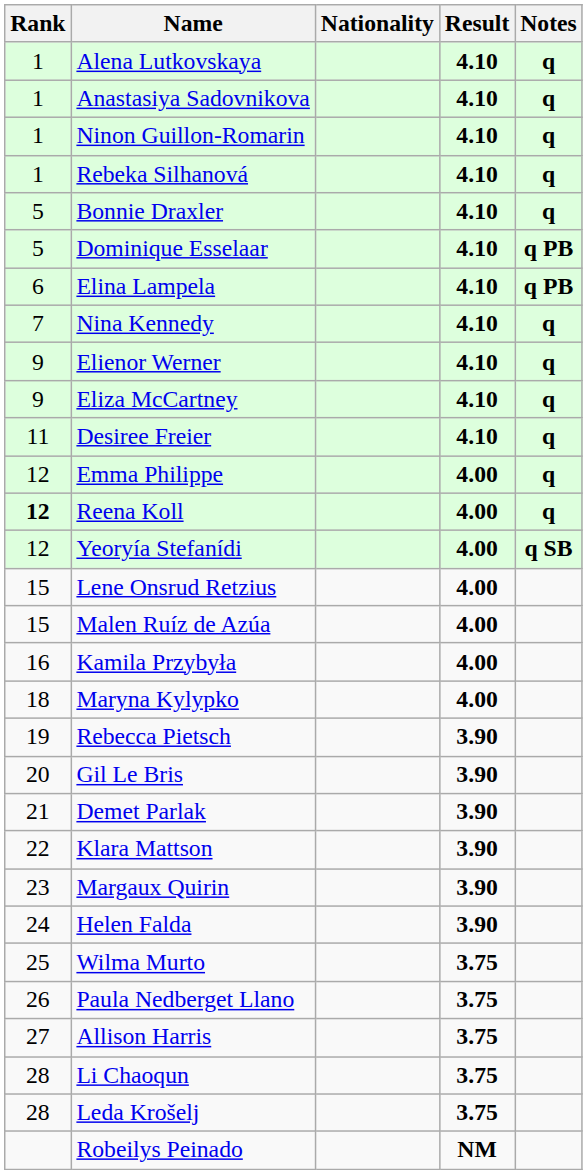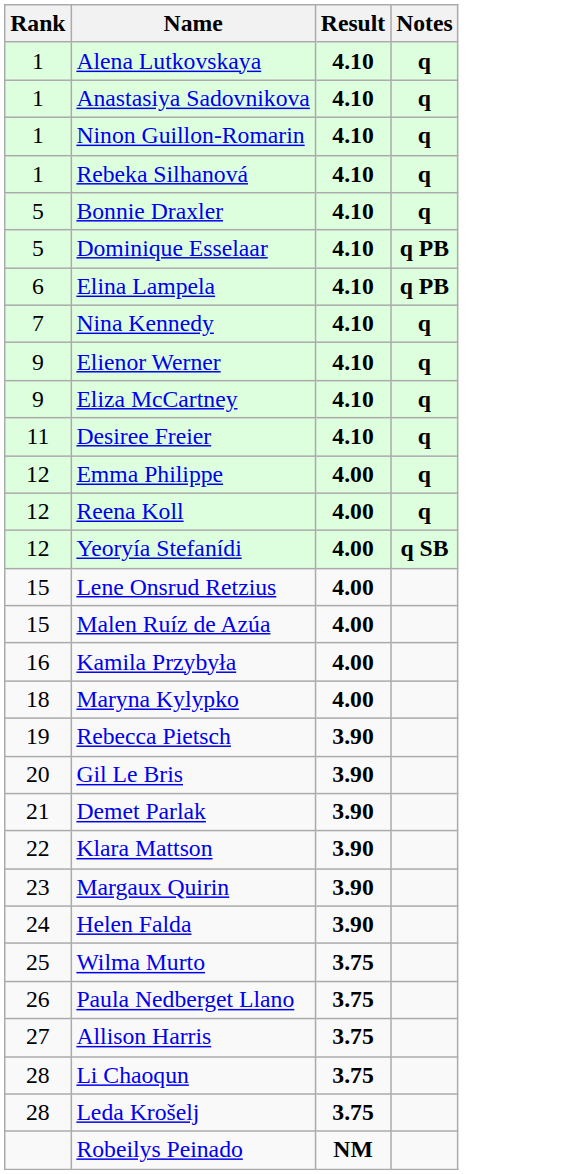- column: (377, 23)
(38, 511) bold -> (38, 511) normal
